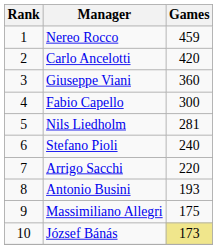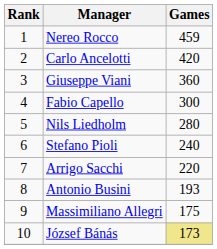(189, 124) 281 -> (189, 124) 280
